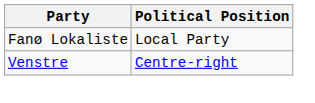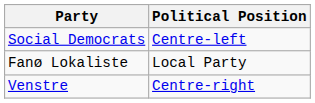+ row: (77, 40)
